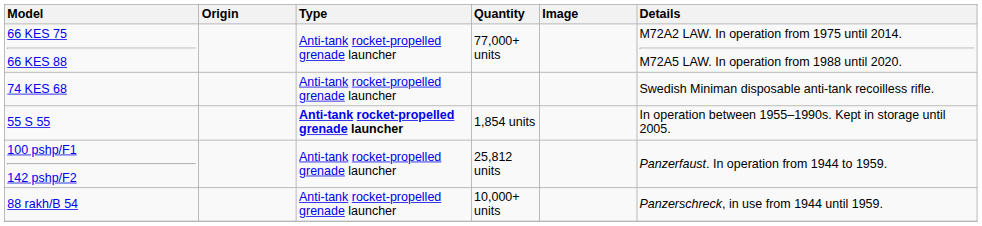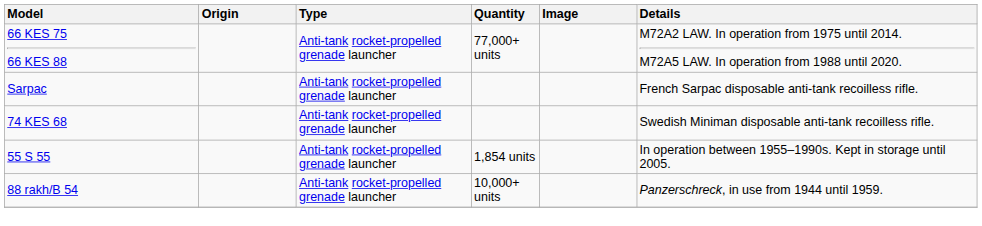+ row: (27, 89)
(377, 122) bold -> (370, 156) normal
- row: (102, 163)
